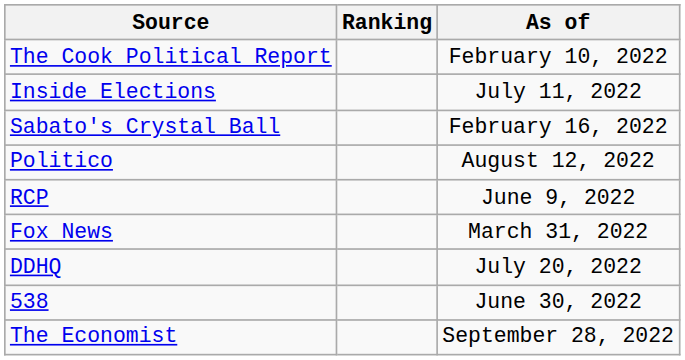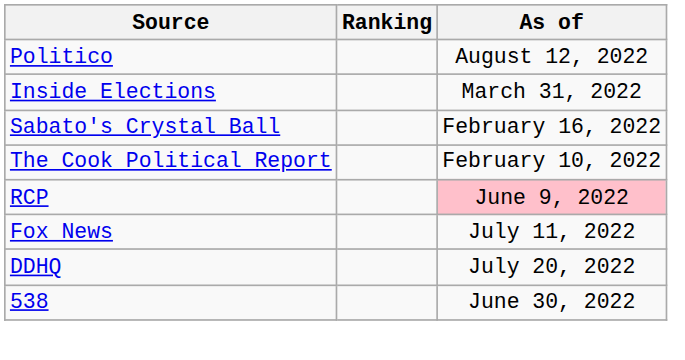rows swapped: (171, 57) <-> (61, 162)
(558, 92) July 11, 2022 -> (552, 92) March 31, 2022
(558, 197) no background -> (552, 197) pink background
(558, 232) March 31, 2022 -> (552, 232) July 11, 2022
- row: (94, 337)
